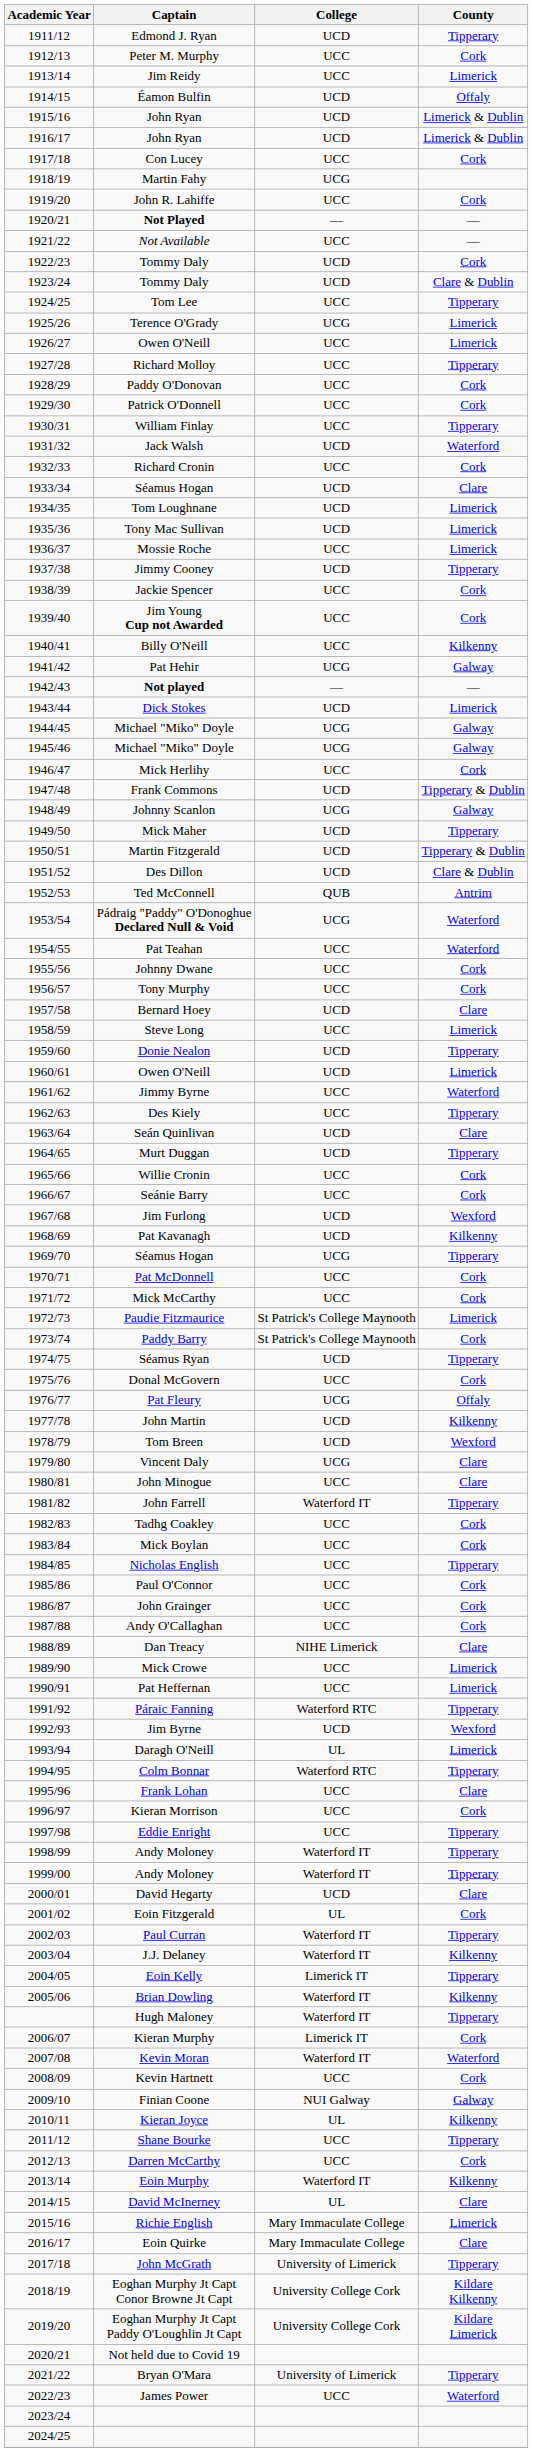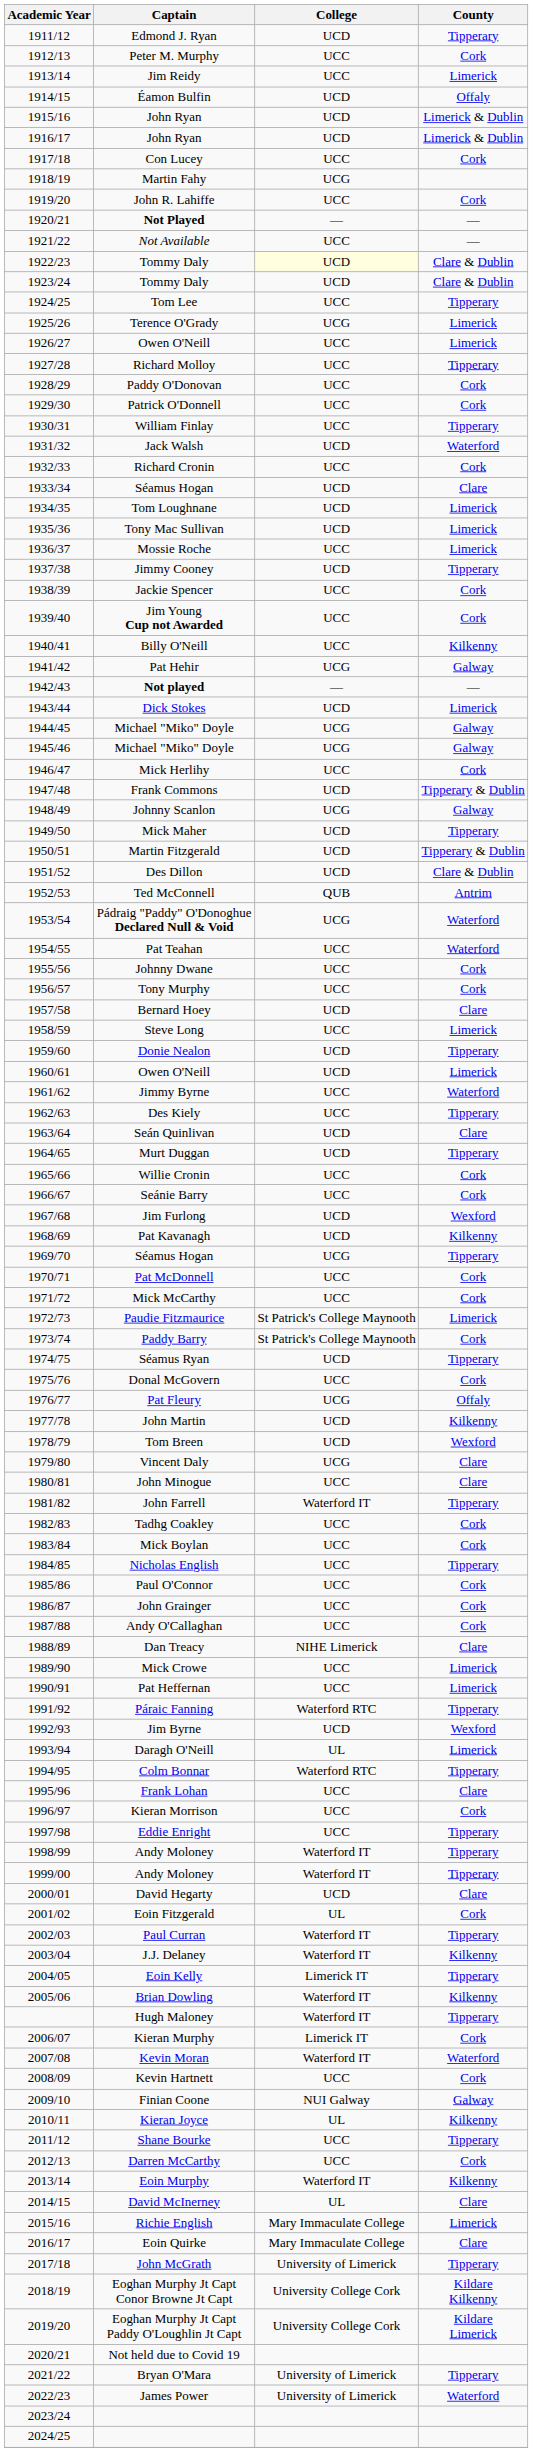(337, 261) no background -> (337, 261) lightyellow background
(473, 261) Cork -> (473, 261) Clare & Dublin
(337, 2395) UCC -> (337, 2395) University of Limerick
